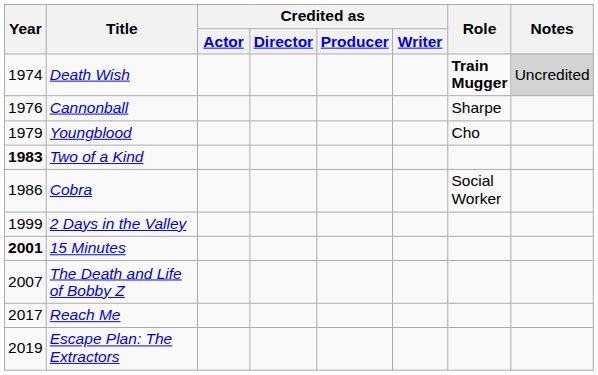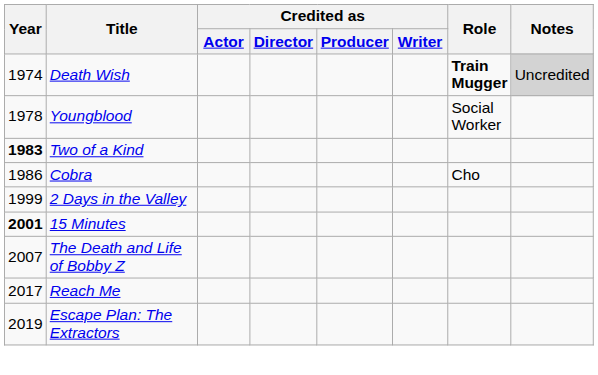- row: (89, 108)
(25, 132) 1979 -> (25, 116) 1978
(466, 132) Cho -> (476, 116) Social Worker
(476, 190) Social Worker -> (466, 174) Cho
